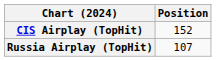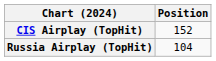(183, 47) 107 -> (183, 47) 104
